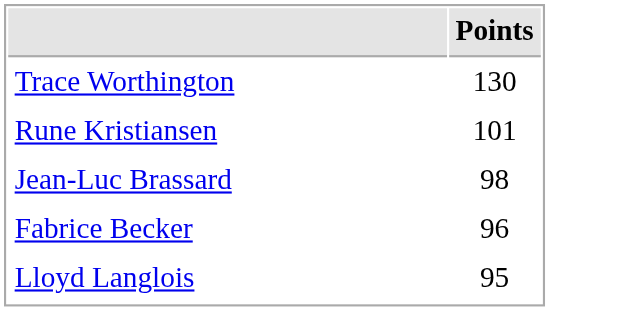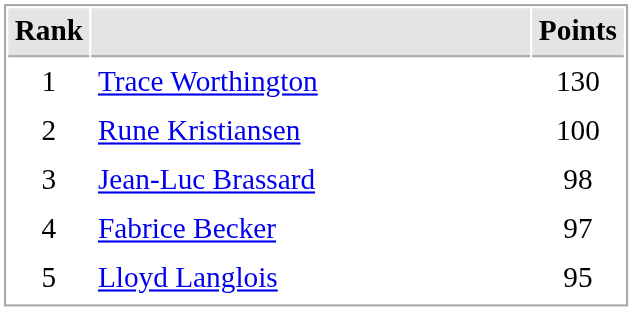+ column: (49, 31)
(495, 131) 101 -> (578, 131) 100
(495, 229) 96 -> (578, 229) 97
